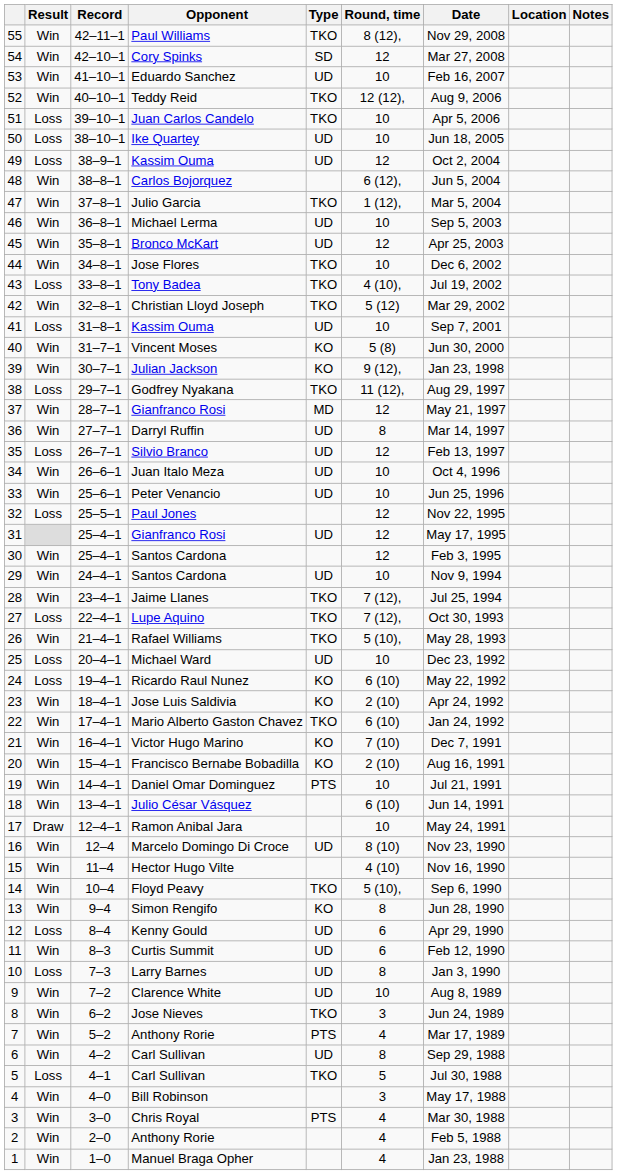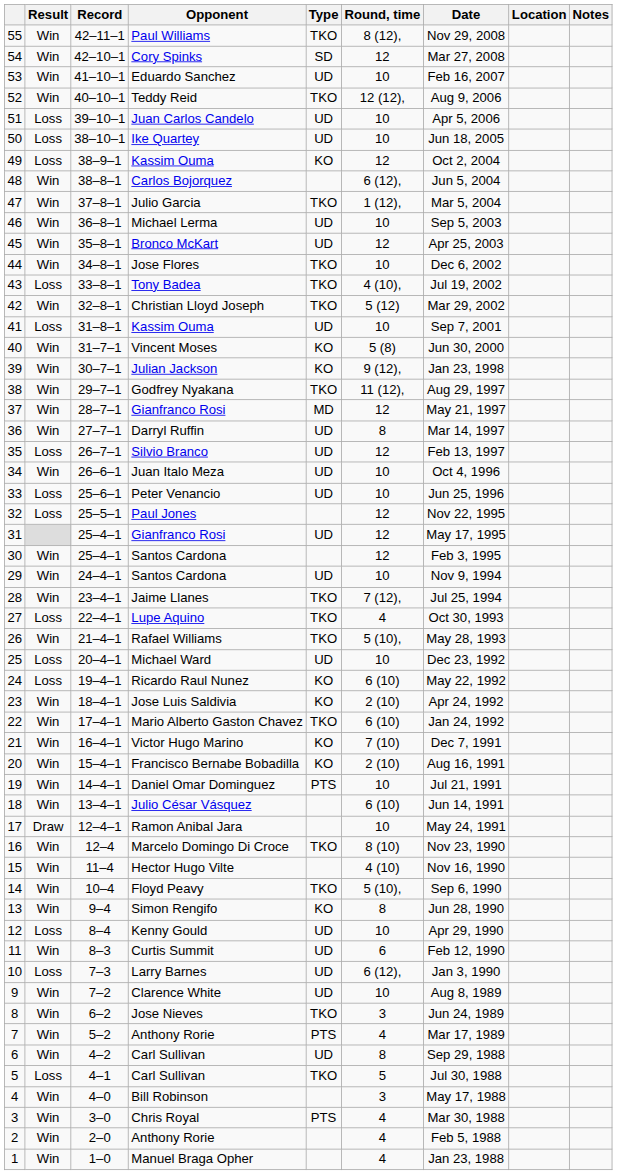(324, 118) TKO -> (324, 118) UD
(324, 160) UD -> (324, 160) KO
(48, 389) Loss -> (48, 389) Win
(48, 493) Win -> (48, 493) Loss
(382, 618) 7 (12), -> (382, 618) 4
(324, 847) UD -> (324, 847) TKO
(382, 930) 6 -> (382, 930) 10
(382, 972) 8 -> (382, 972) 6 (12),
